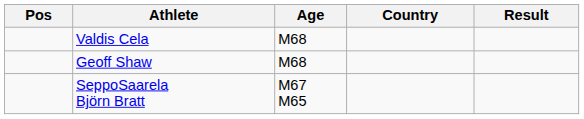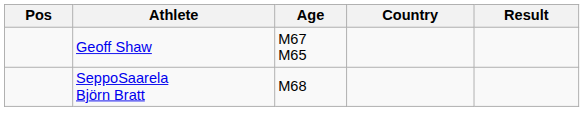- row: (112, 39)
(292, 62) M68 -> (292, 47) M67 M65
(292, 93) M67 M65 -> (292, 86) M68
